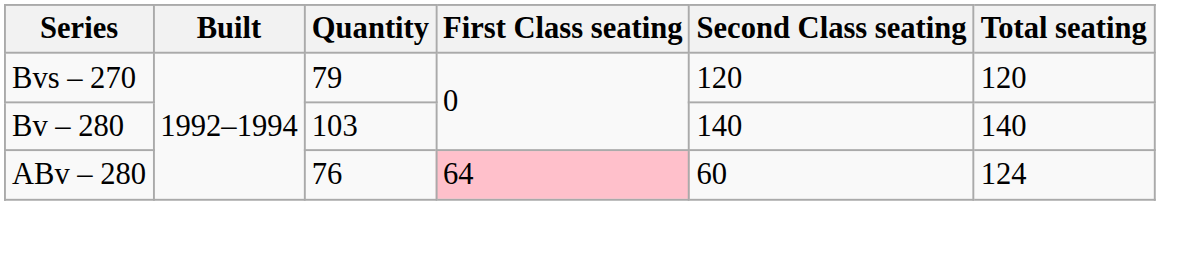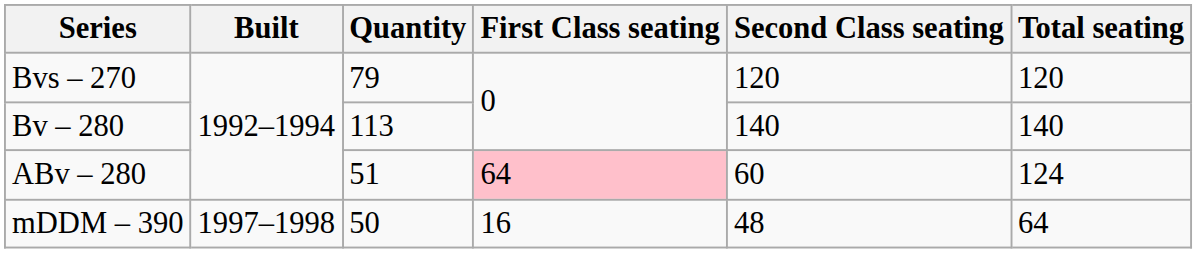(335, 125) 103 -> (372, 125) 113
(327, 174) 76 -> (364, 174) 51
+ row: (98, 222)
